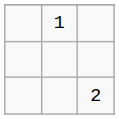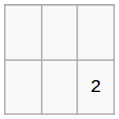- row: (59, 23)
